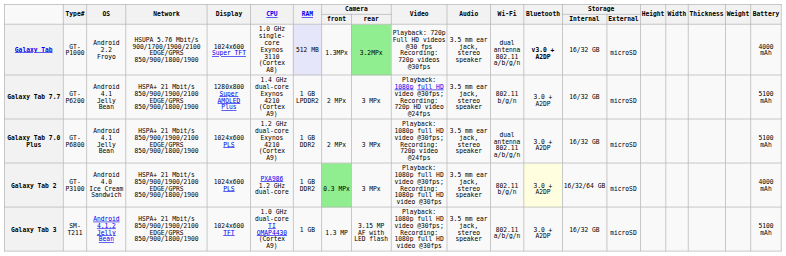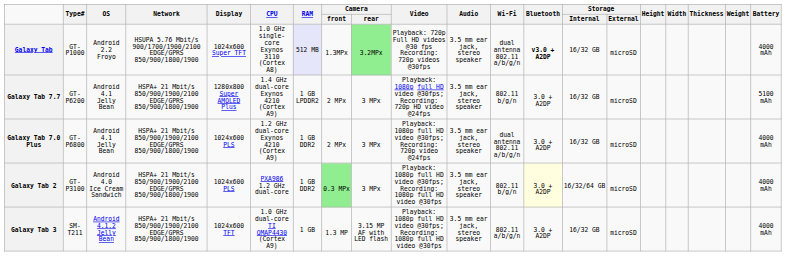(766, 141) 5100 mAh -> (766, 141) 4000 mAh
(766, 229) 5100 mAh -> (766, 229) 4000 mAh
